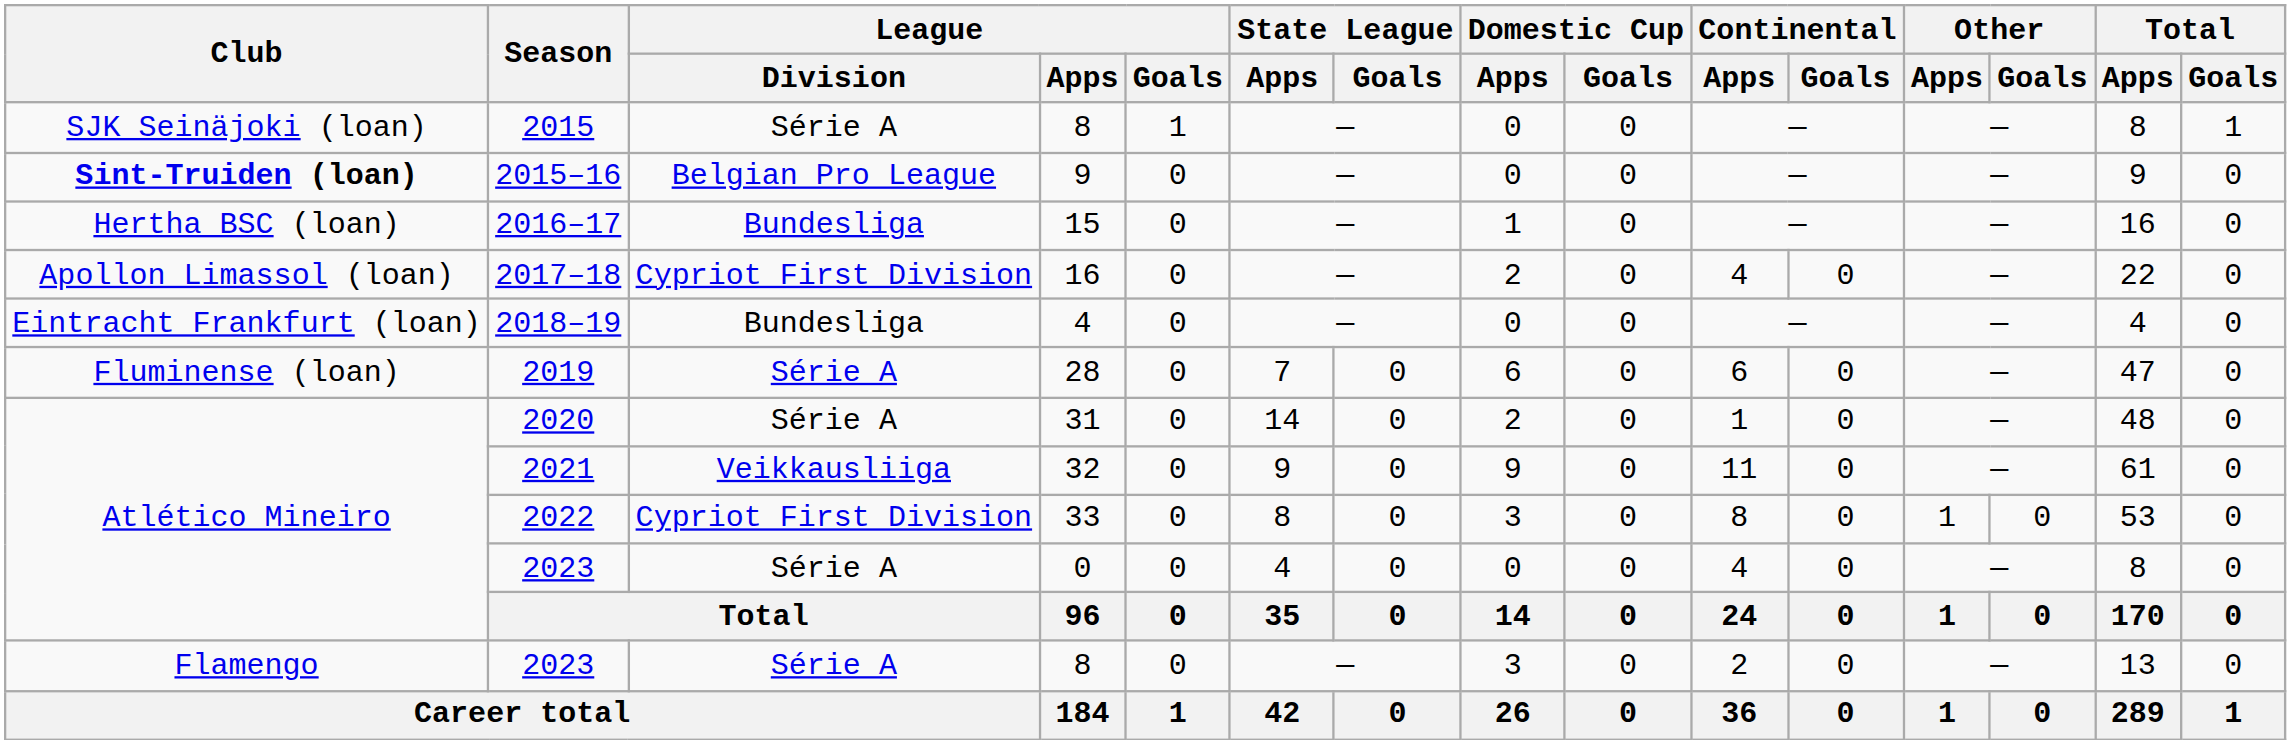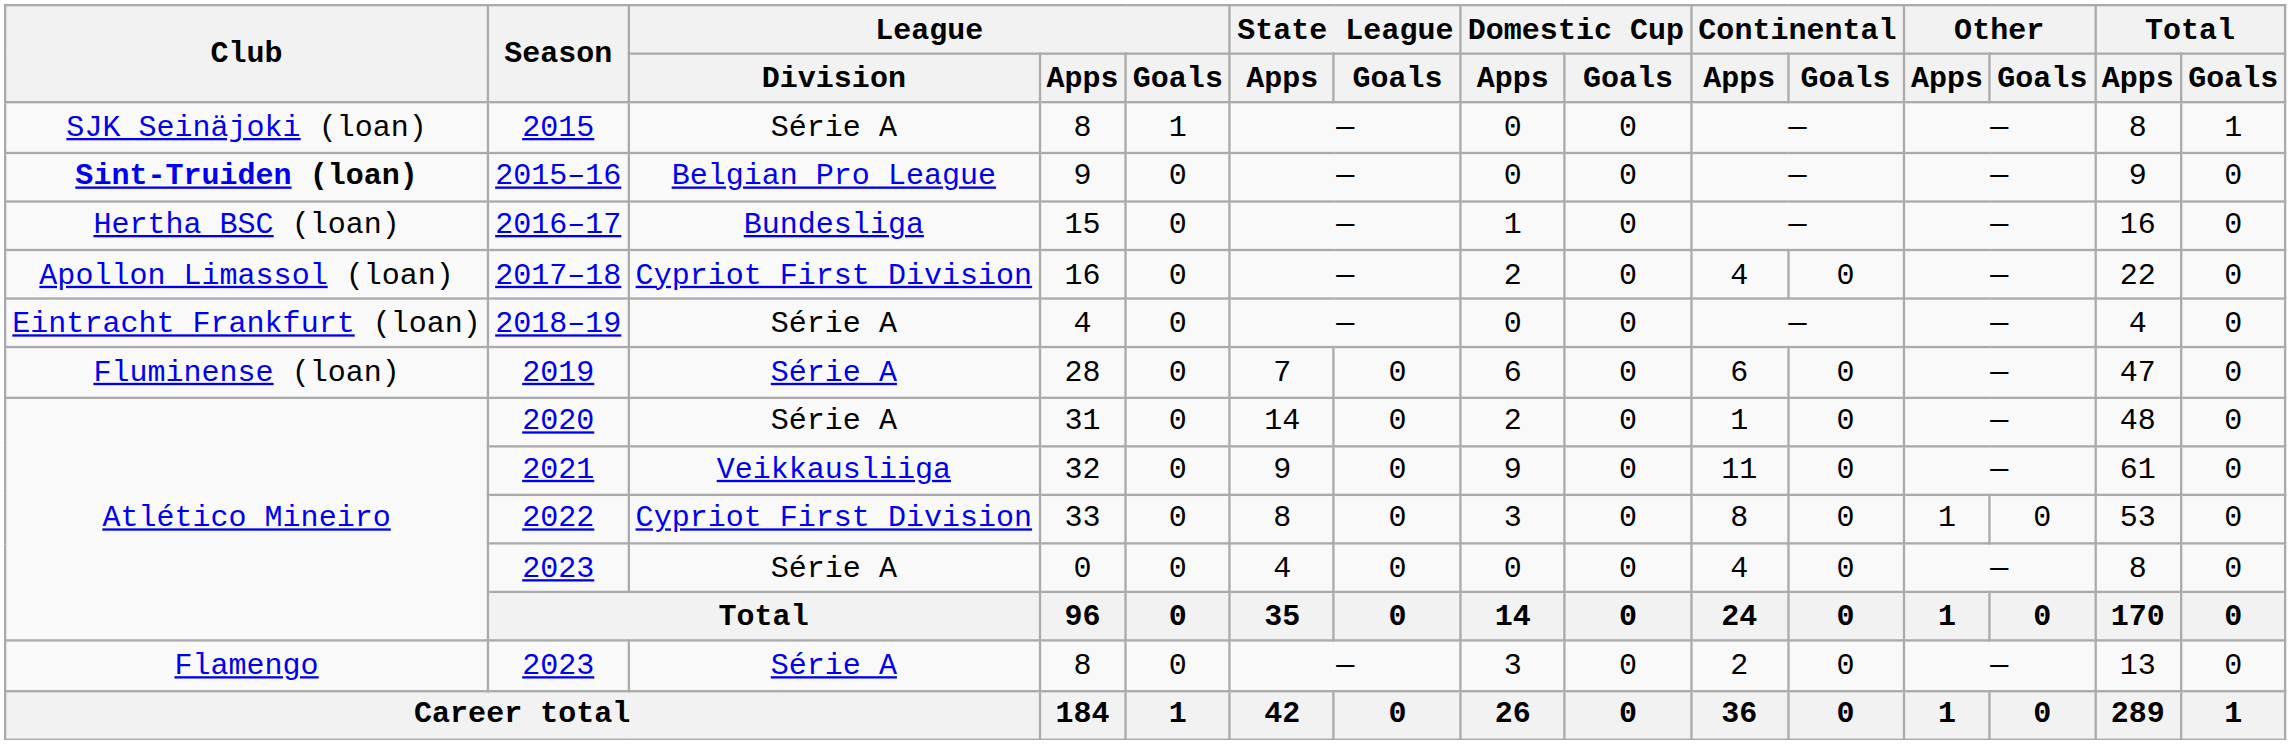(834, 323) Bundesliga -> (834, 323) Série A
